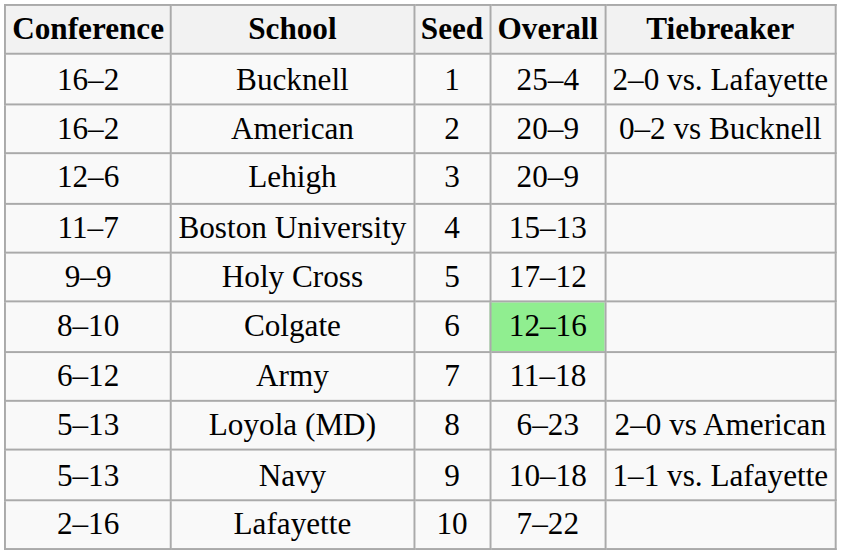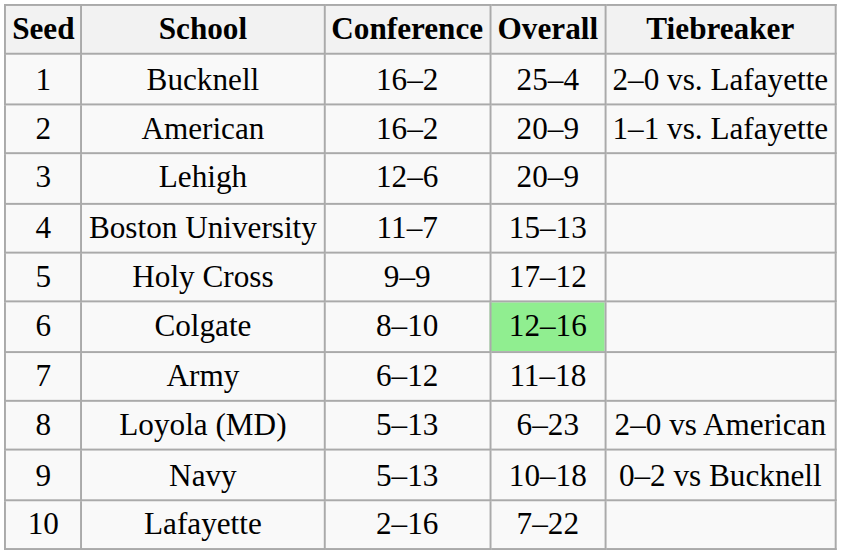columns swapped: (452, 29) <-> (88, 29)
(720, 128) 0–2 vs Bucknell -> (720, 128) 1–1 vs. Lafayette
(720, 474) 1–1 vs. Lafayette -> (720, 474) 0–2 vs Bucknell
